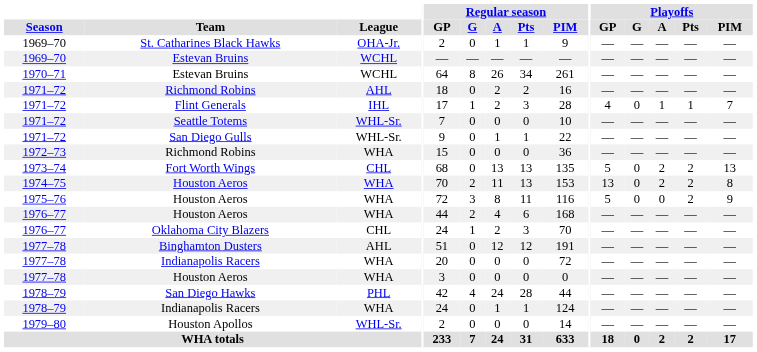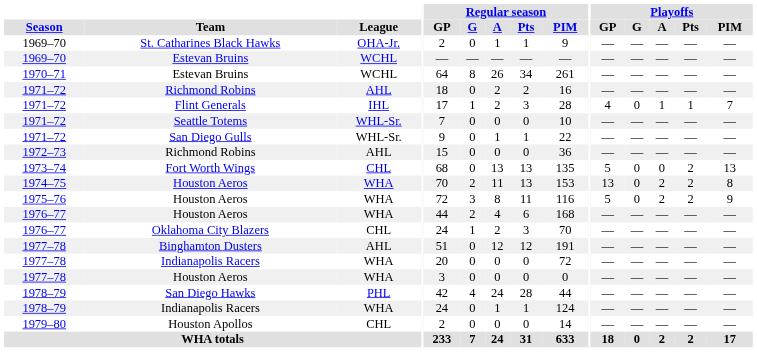(379, 152) WHA -> (379, 152) AHL
(662, 167) 2 -> (662, 167) 0
(662, 199) 0 -> (662, 199) 2
(379, 323) WHL-Sr. -> (379, 323) CHL
